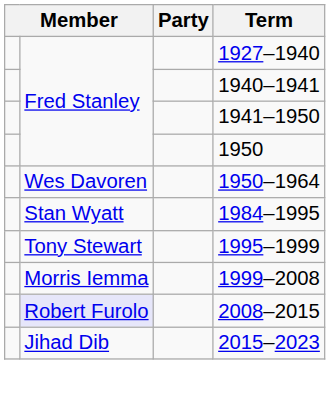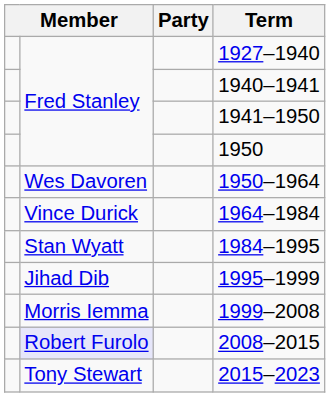+ row: (269, 213)
(83, 246) Tony Stewart -> (67, 278) Jihad Dib
(67, 342) Jihad Dib -> (83, 375) Tony Stewart
